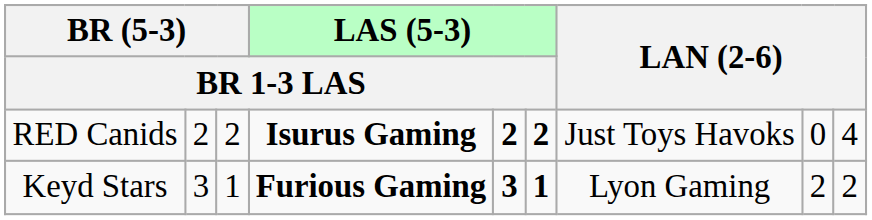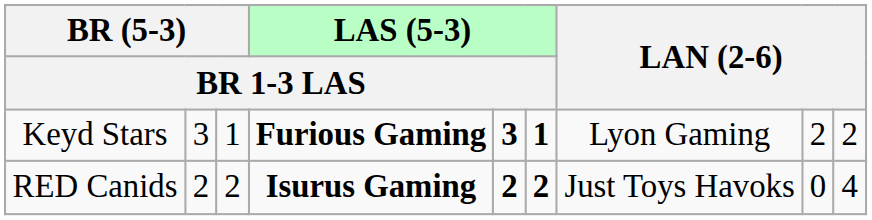rows swapped: (95, 186) <-> (95, 134)
